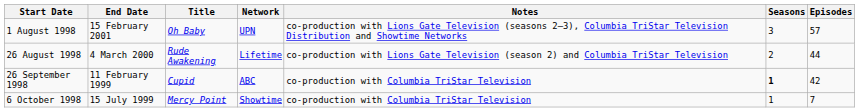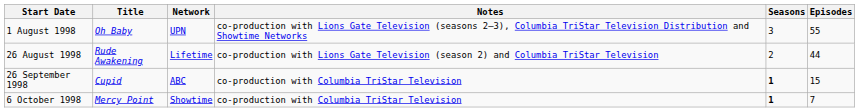- column: (127, 12)
(815, 31) 57 -> (815, 31) 55
(815, 80) 42 -> (815, 80) 15
(771, 100) normal -> (771, 100) bold
